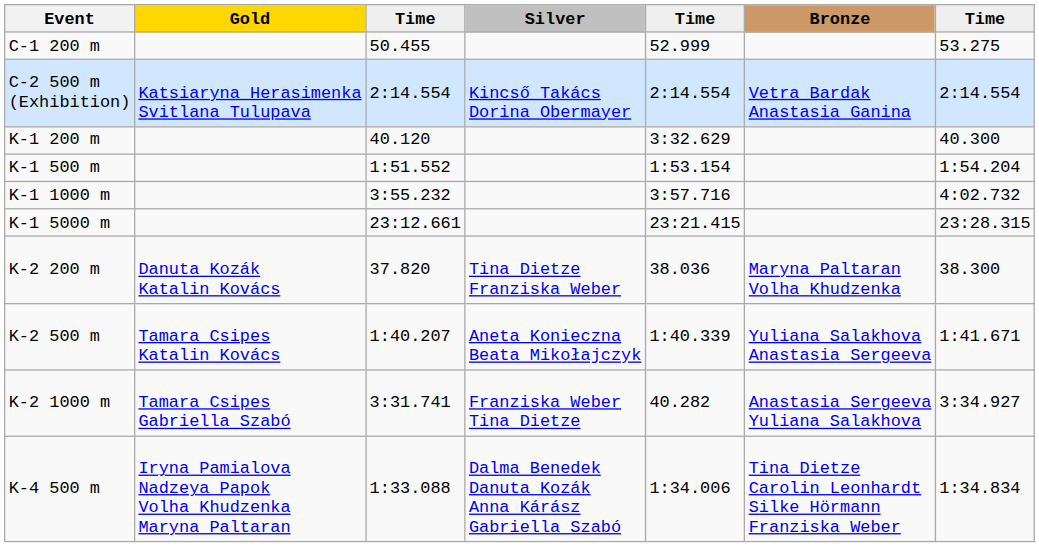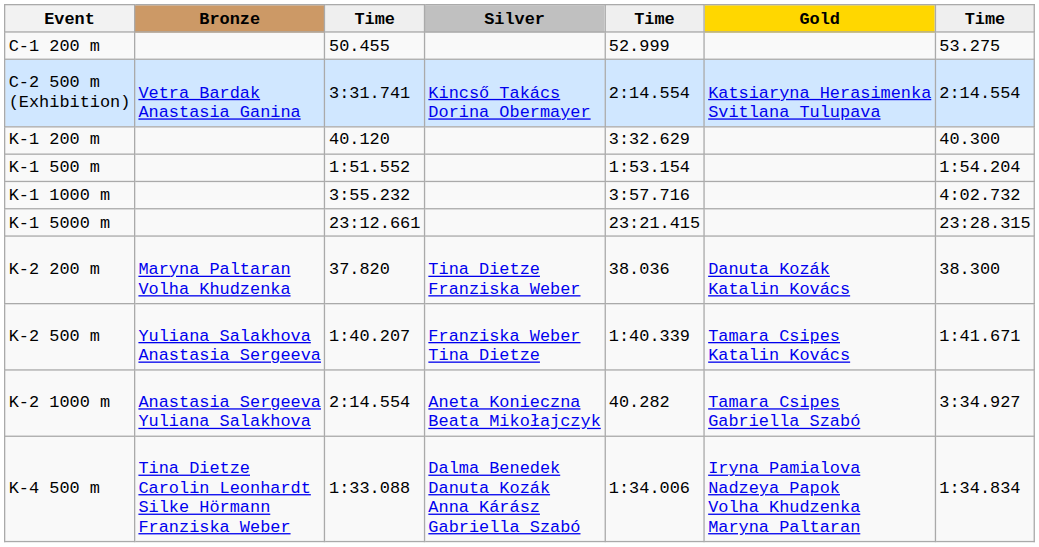columns swapped: (250, 18) <-> (840, 18)
(410, 93) 2:14.554 -> (370, 93) 3:31.741
(555, 346) Aneta Konieczna Beata Mikołajczyk -> (504, 346) Franziska Weber Tina Dietze
(410, 403) 3:31.741 -> (370, 403) 2:14.554
(545, 413) Franziska Weber Tina Dietze -> (515, 413) Aneta Konieczna Beata Mikołajczyk
